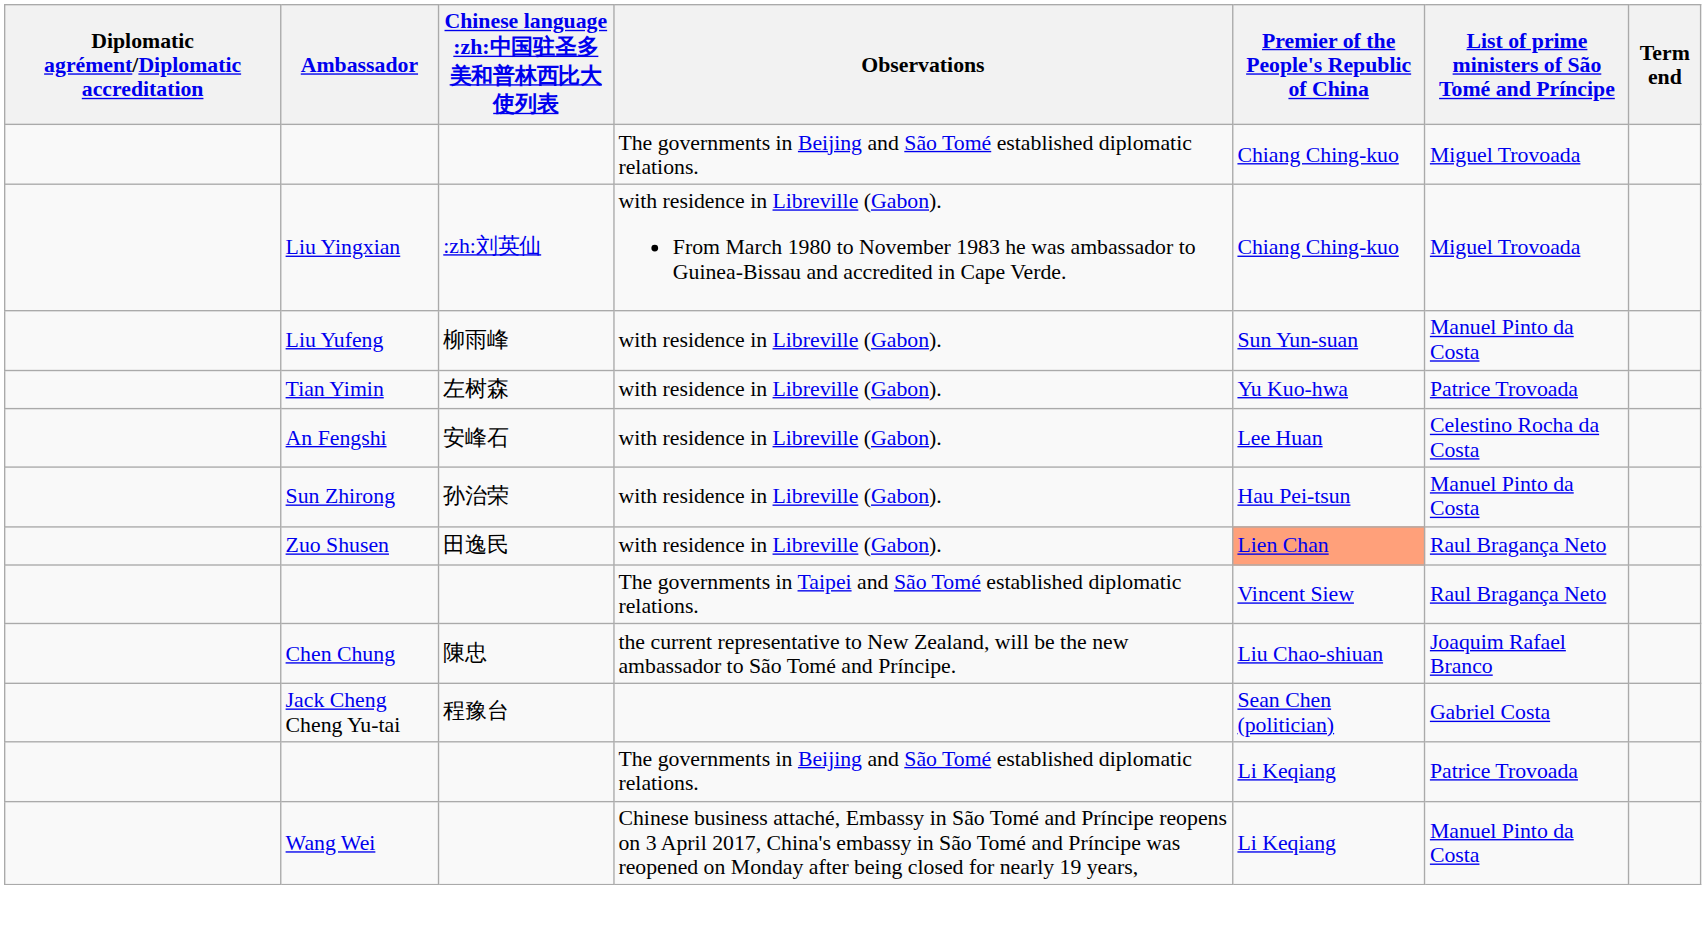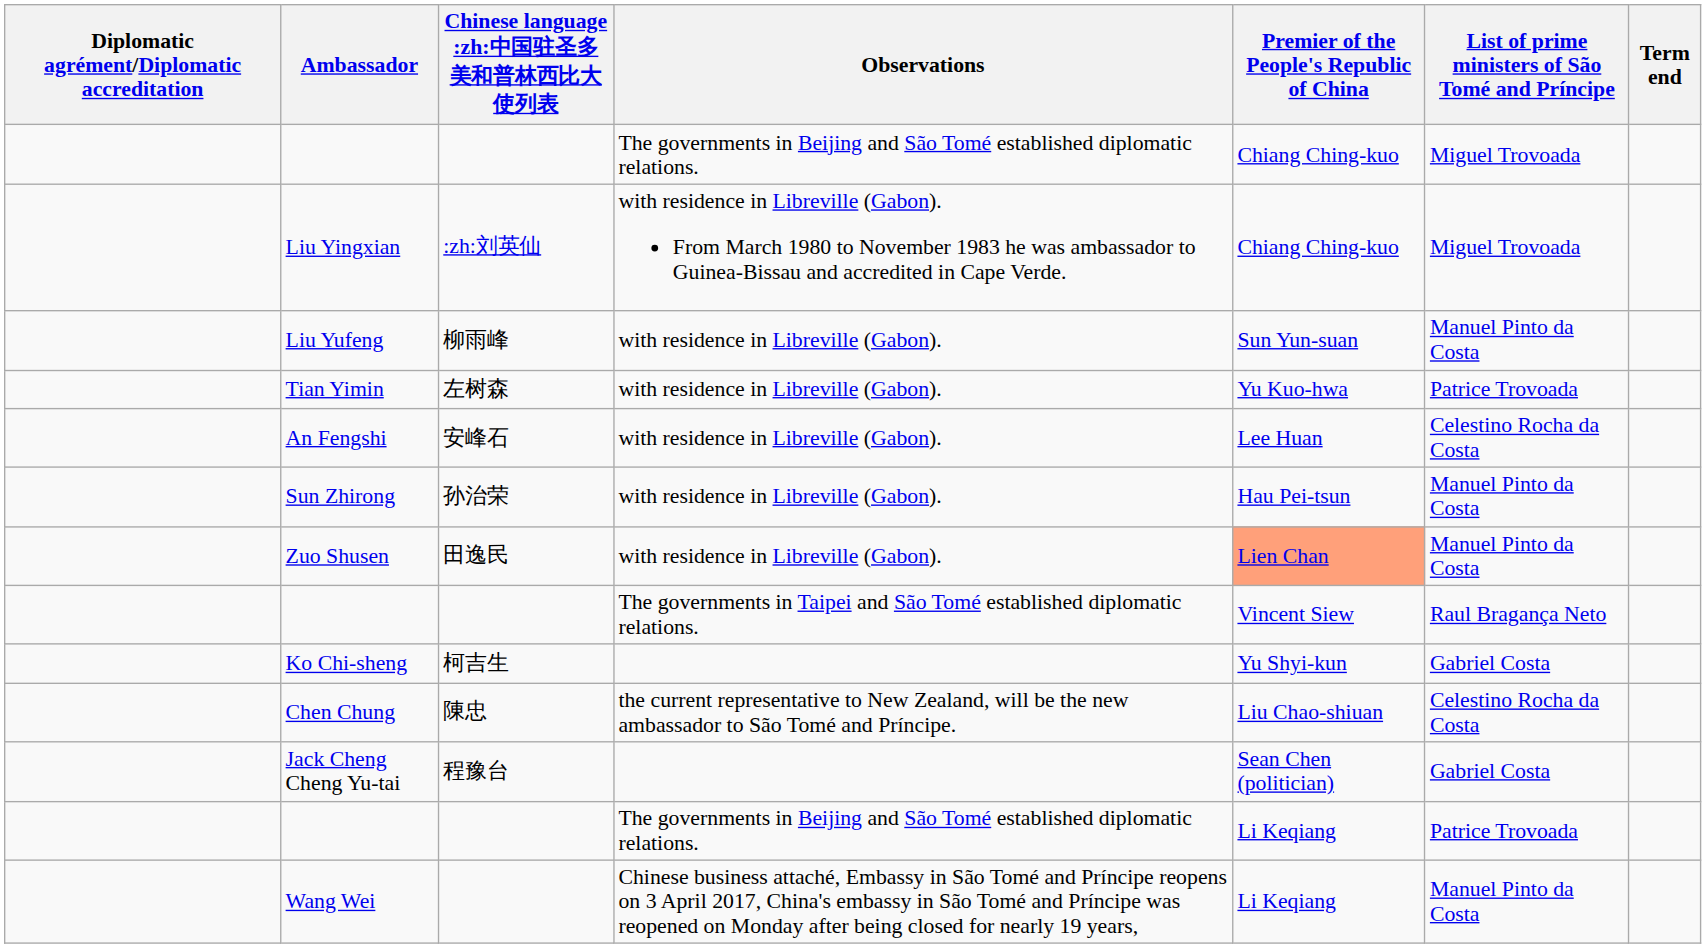(1518, 545) Raul Bragança Neto -> (1502, 555) Manuel Pinto da Costa
+ row: (346, 663)
(1498, 653) Joaquim Rafael Branco -> (1515, 712) Celestino Rocha da Costa
